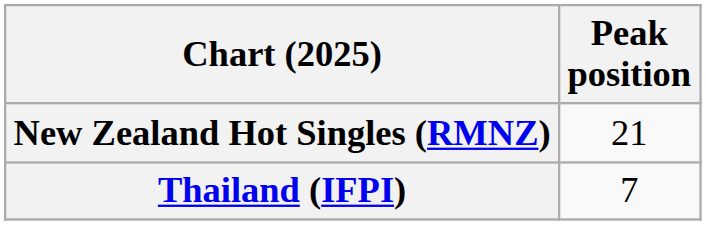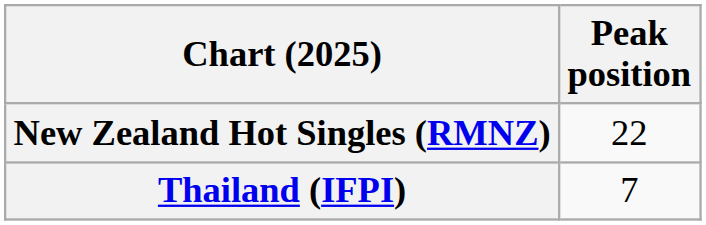(629, 132) 21 -> (629, 132) 22
